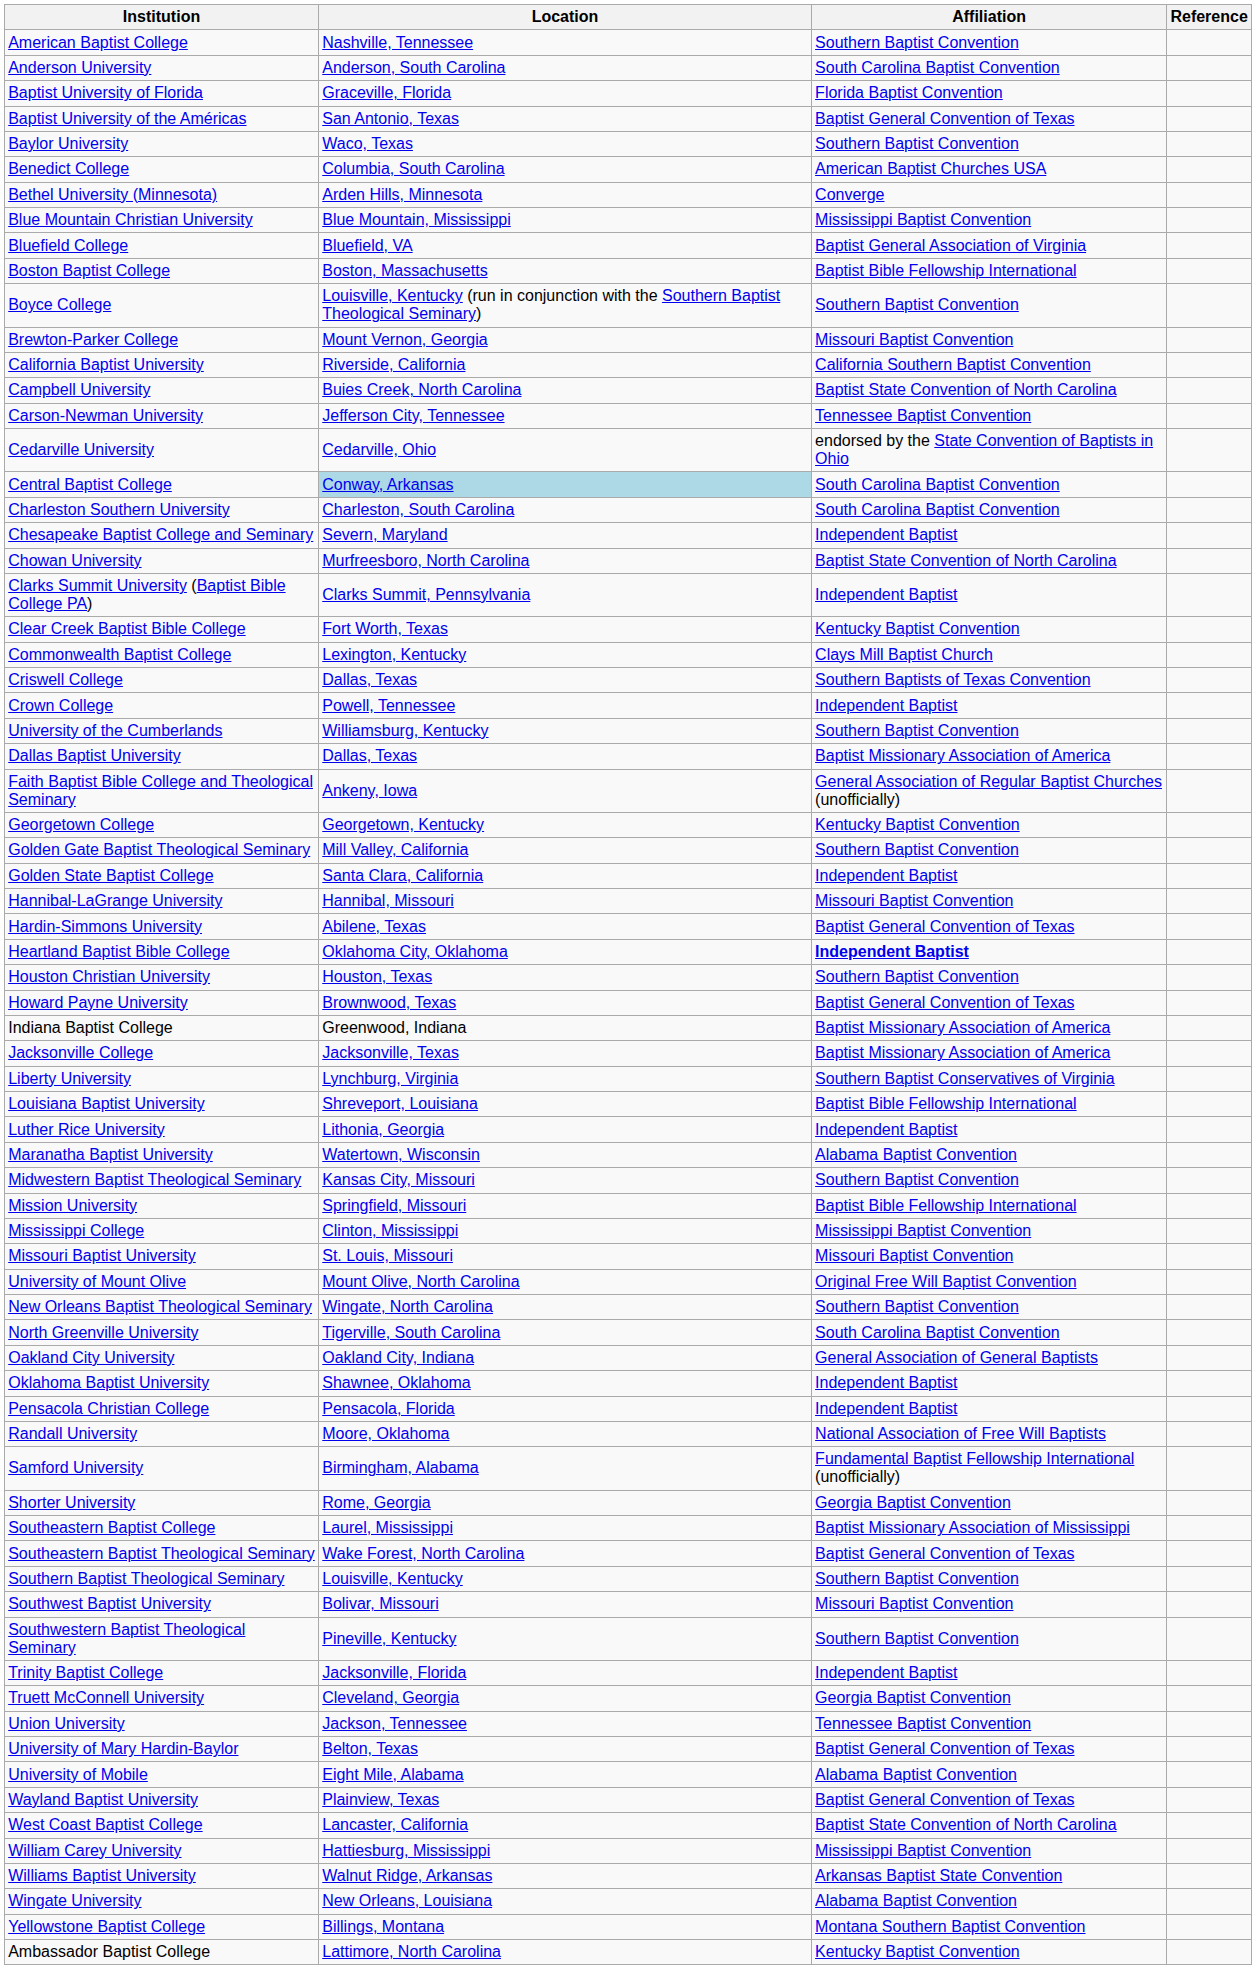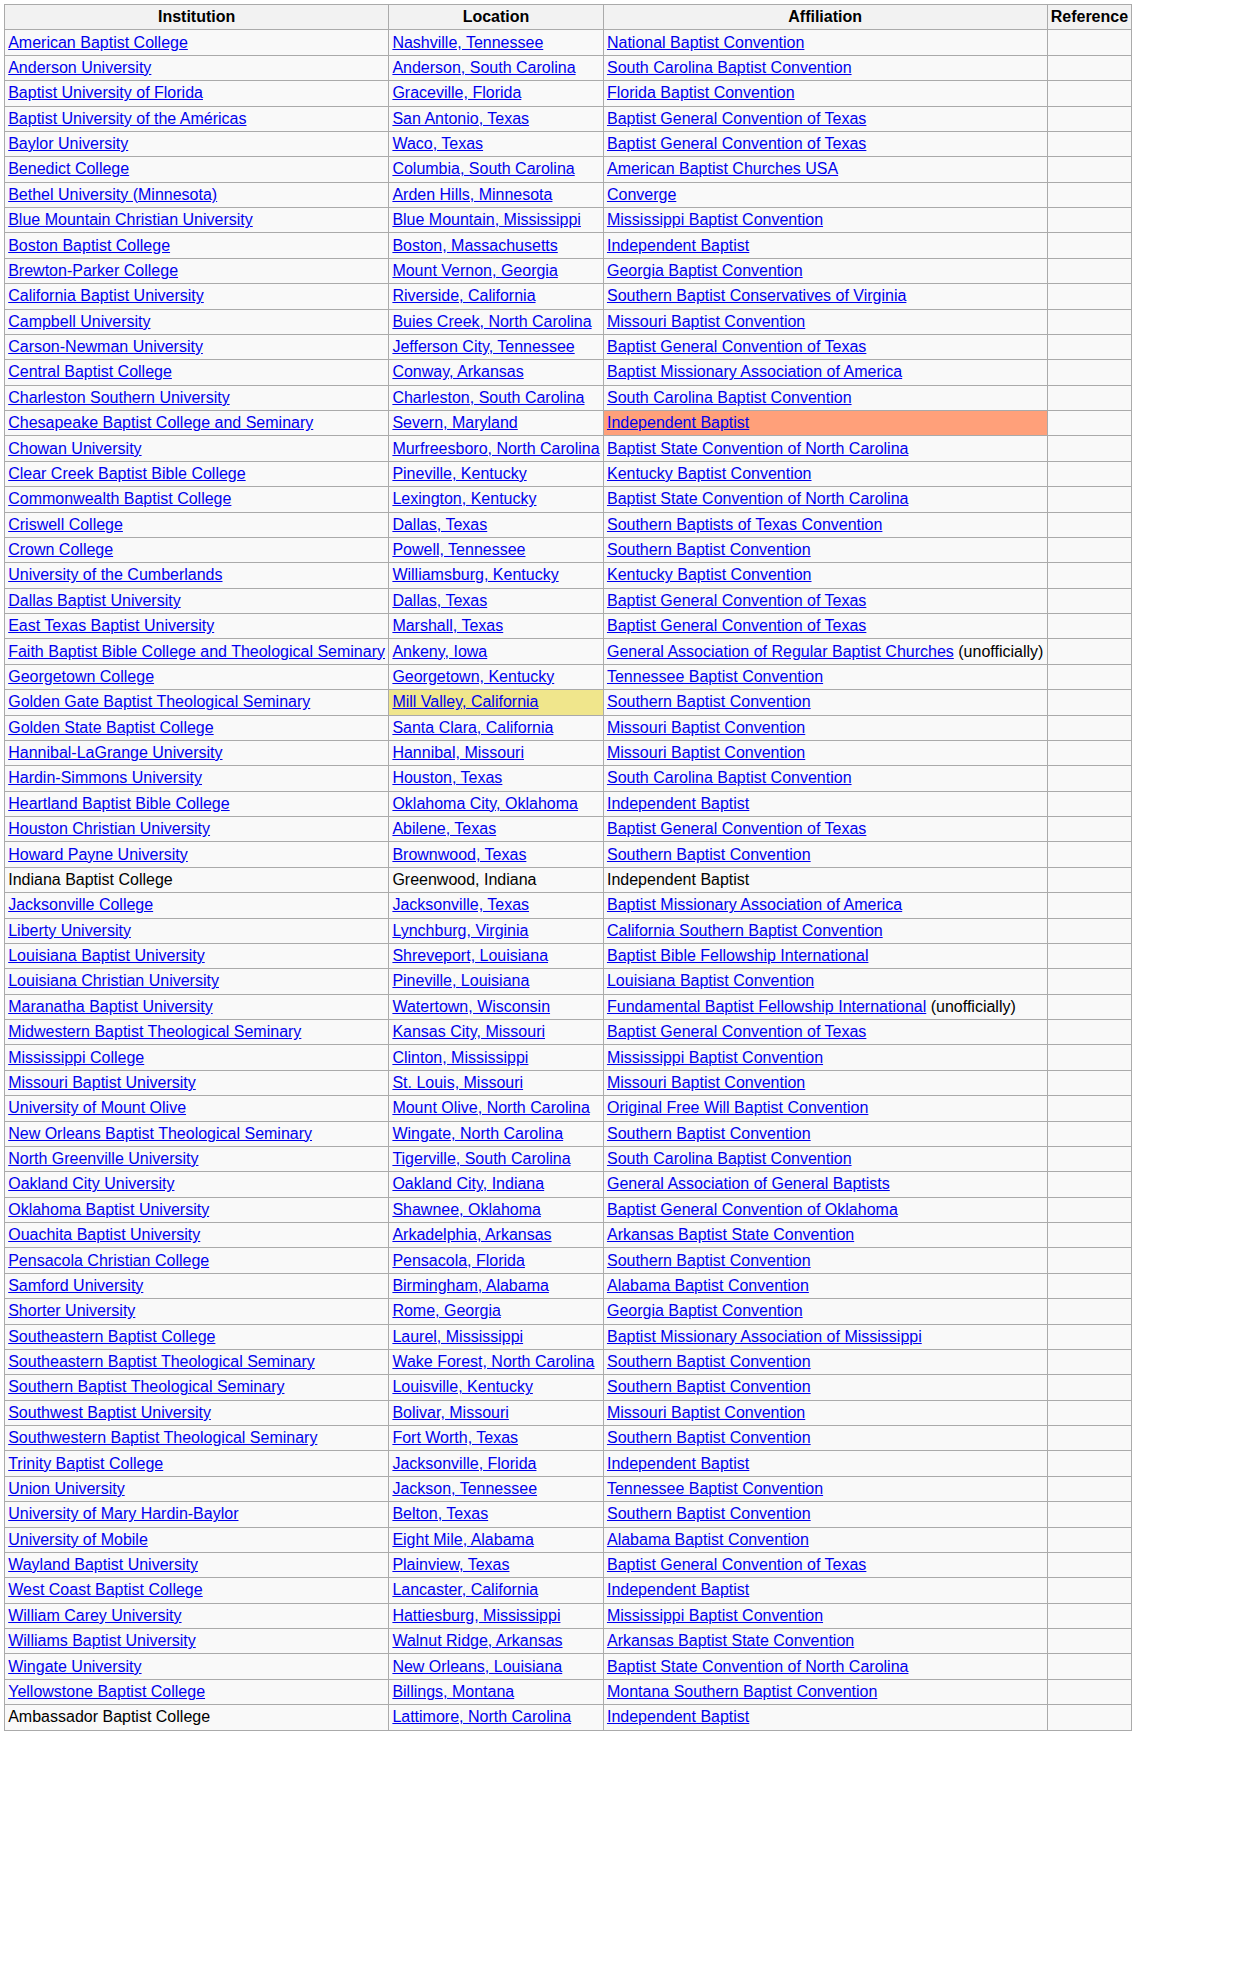(917, 42) Southern Baptist Convention -> (706, 42) National Baptist Convention
(917, 144) Southern Baptist Convention -> (737, 144) Baptist General Convention of Texas
- row: (68, 245)
(946, 270) Baptist Bible Fellowship International -> (678, 245) Independent Baptist
- row: (60, 305)
(914, 339) Missouri Baptist Convention -> (705, 270) Georgia Baptist Convention
(953, 365) California Southern Baptist Convention -> (757, 296) Southern Baptist Conservatives of Virginia
(966, 390) Baptist State Convention of North Carolina -> (706, 321) Missouri Baptist Convention
(923, 415) Tennessee Baptist Convention -> (737, 347) Baptist General Convention of Texas
- row: (81, 450)
(388, 484) lightblue background -> (458, 372) no background
(937, 484) South Carolina Baptist Convention -> (755, 372) Baptist Missionary Association of America
(886, 535) no background -> (678, 423) lightsalmon background
- row: (147, 595)
(385, 629) Fort Worth, Texas -> (460, 473) Pineville, Kentucky
(904, 654) Clays Mill Baptist Church -> (758, 499) Baptist State Convention of North Carolina
(886, 705) Independent Baptist -> (709, 550) Southern Baptist Convention
(917, 730) Southern Baptist Convention -> (709, 575) Kentucky Baptist Convention
(963, 756) Baptist Missionary Association of America -> (737, 600) Baptist General Convention of Texas
+ row: (111, 626)
(917, 825) Kentucky Baptist Convention -> (715, 676) Tennessee Baptist Convention
(395, 850) no background -> (465, 702) khaki background
(886, 875) Independent Baptist -> (706, 727) Missouri Baptist Convention
(374, 926) Abilene, Texas -> (447, 778) Houston, Texas
(945, 926) Baptist General Convention of Texas -> (729, 778) South Carolina Baptist Convention
(892, 951) bold -> (678, 803) normal
(377, 977) Houston, Texas -> (444, 829) Abilene, Texas
(917, 977) Southern Baptist Convention -> (737, 829) Baptist General Convention of Texas
(945, 1002) Baptist General Convention of Texas -> (709, 854) Southern Baptist Convention
(963, 1028) Baptist Missionary Association of America -> (678, 879) Independent Baptist
(965, 1078) Southern Baptist Conservatives of Virginia -> (745, 930) California Southern Baptist Convention
+ row: (114, 981)
- row: (86, 1129)
(916, 1154) Alabama Baptist Convention -> (811, 1006) Fundamental Baptist Fellowship International (unofficially)
(917, 1180) Southern Baptist Convention -> (737, 1032) Baptist General Convention of Texas
- row: (73, 1205)
(886, 1383) Independent Baptist -> (752, 1209) Baptist General Convention of Oklahoma
+ row: (104, 1235)
(886, 1408) Independent Baptist -> (709, 1260) Southern Baptist Convention
- row: (73, 1434)
(975, 1468) Fundamental Baptist Fellowship International (unofficially) -> (708, 1285) Alabama Baptist Convention
(945, 1553) Baptist General Convention of Texas -> (709, 1362) Southern Baptist Convention
(389, 1638) Pineville, Kentucky -> (455, 1438) Fort Worth, Texas
- row: (106, 1698)
(945, 1749) Baptist General Convention of Texas -> (709, 1514) Southern Baptist Convention
(966, 1825) Baptist State Convention of North Carolina -> (678, 1590) Independent Baptist
(916, 1901) Alabama Baptist Convention -> (758, 1666) Baptist State Convention of North Carolina
(917, 1952) Kentucky Baptist Convention -> (678, 1717) Independent Baptist
